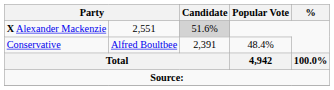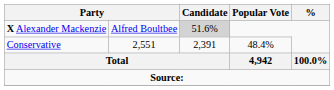(144, 28) 2,551 -> (144, 28) Alfred Boultbee
(144, 45) Alfred Boultbee -> (144, 45) 2,551
